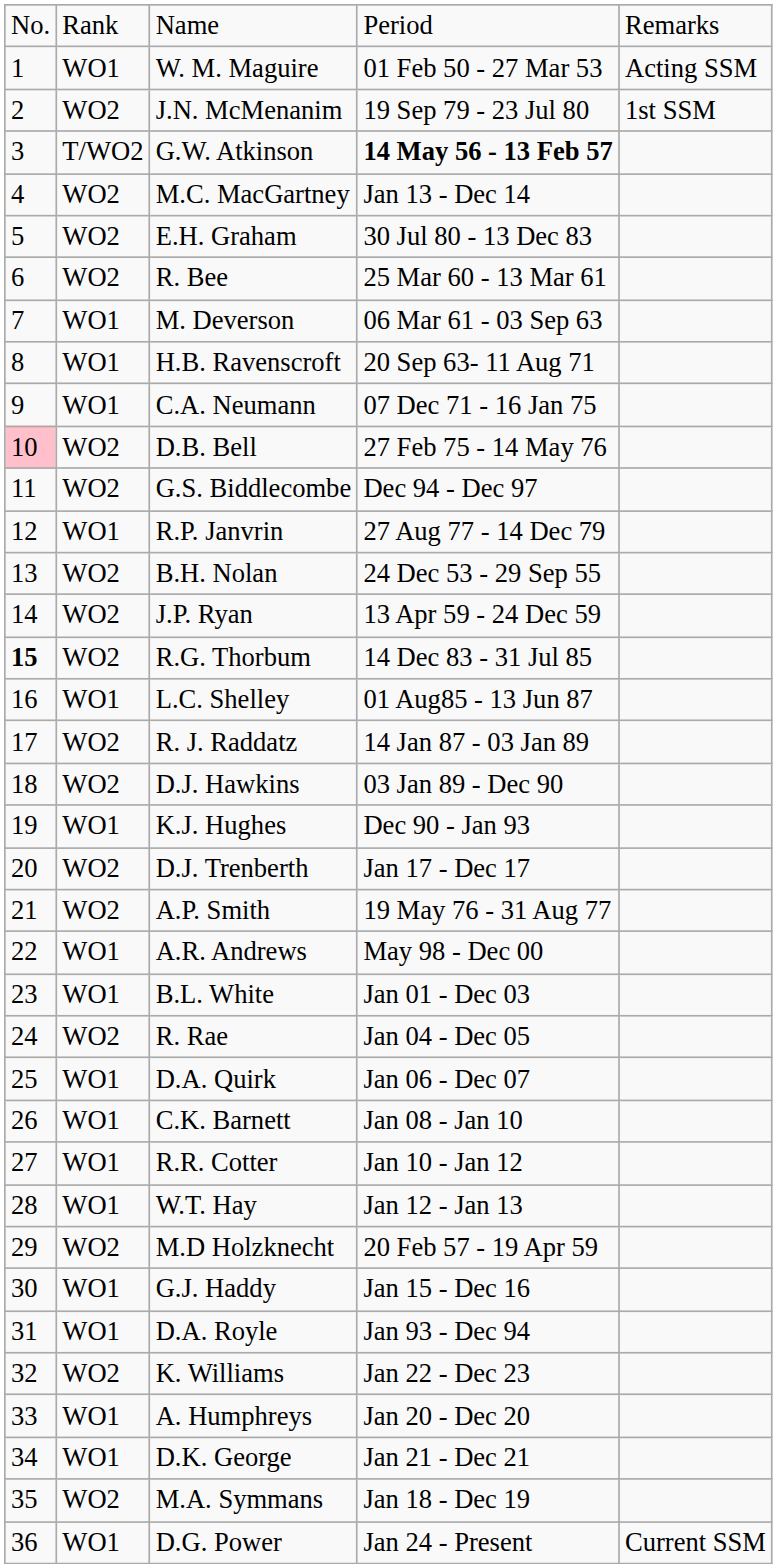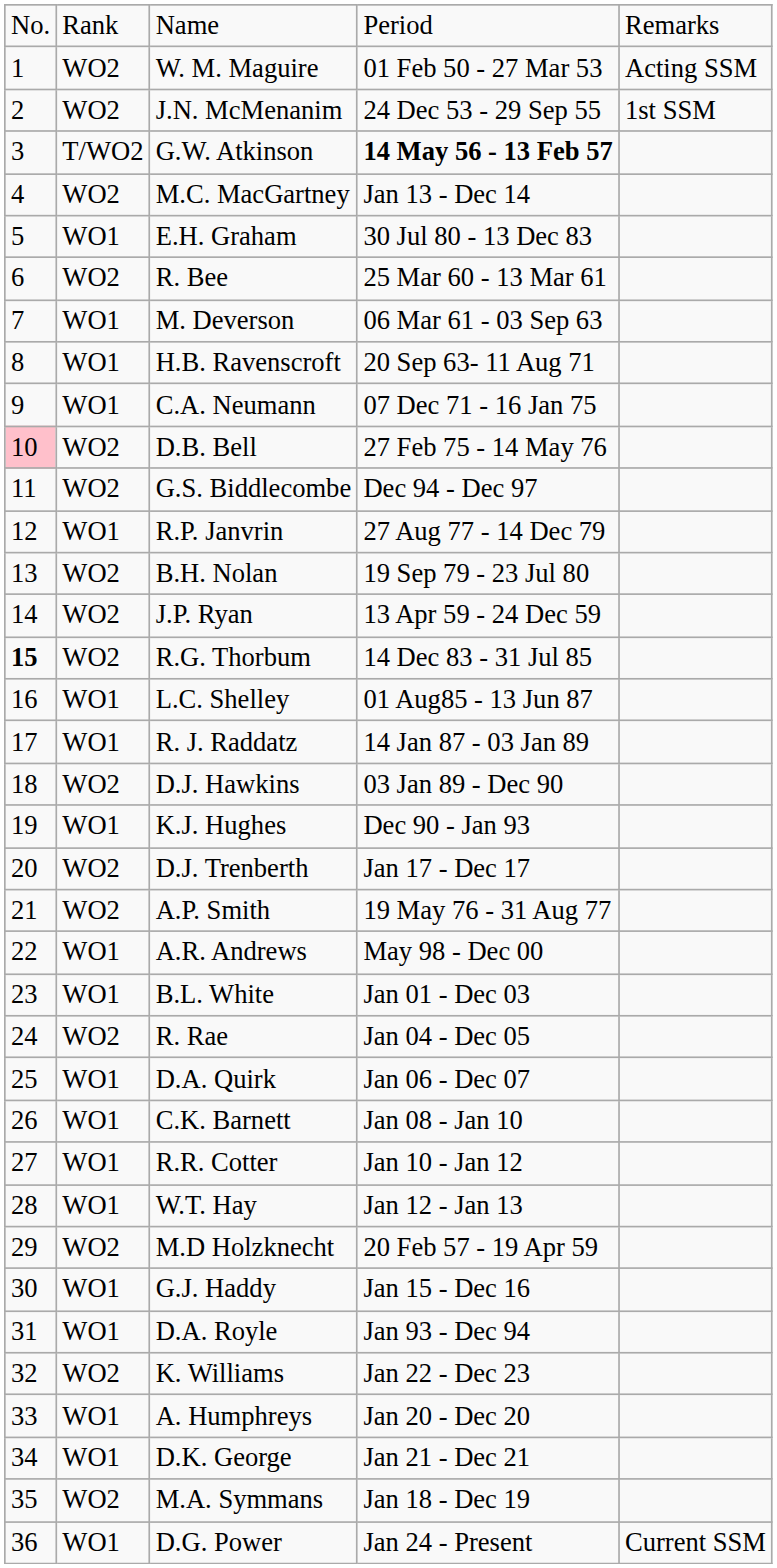(91, 67) WO1 -> (91, 67) WO2
(476, 109) 19 Sep 79 - 23 Jul 80 -> (482, 109) 24 Dec 53 - 29 Sep 55
(91, 236) WO2 -> (91, 236) WO1
(482, 573) 24 Dec 53 - 29 Sep 55 -> (476, 573) 19 Sep 79 - 23 Jul 80
(91, 741) WO2 -> (91, 741) WO1
